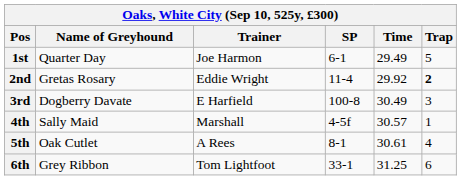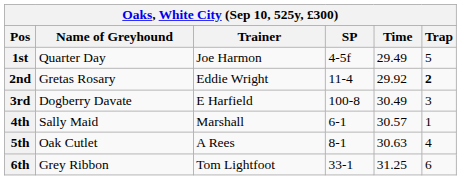(337, 57) 6-1 -> (340, 57) 4-5f
(340, 121) 4-5f -> (337, 121) 6-1
(392, 143) 30.61 -> (392, 143) 30.63
